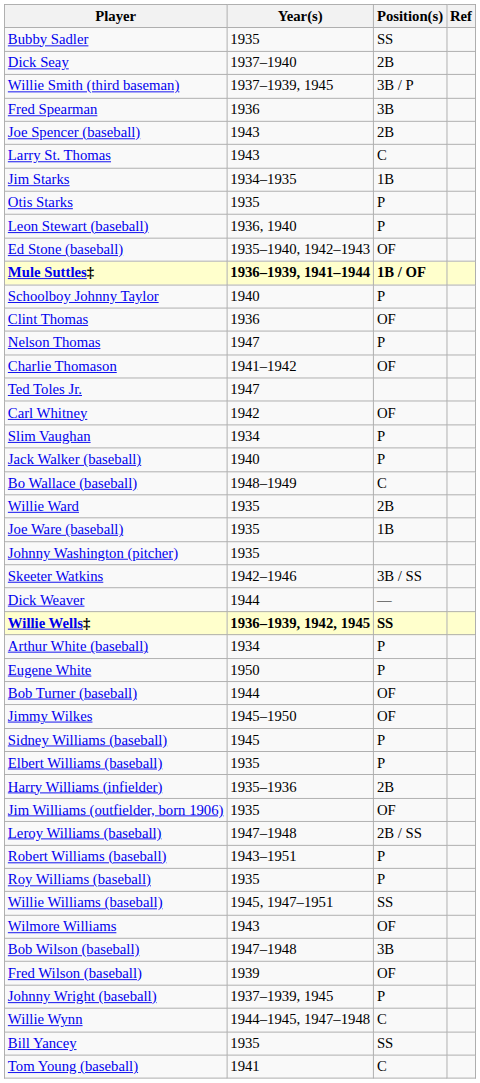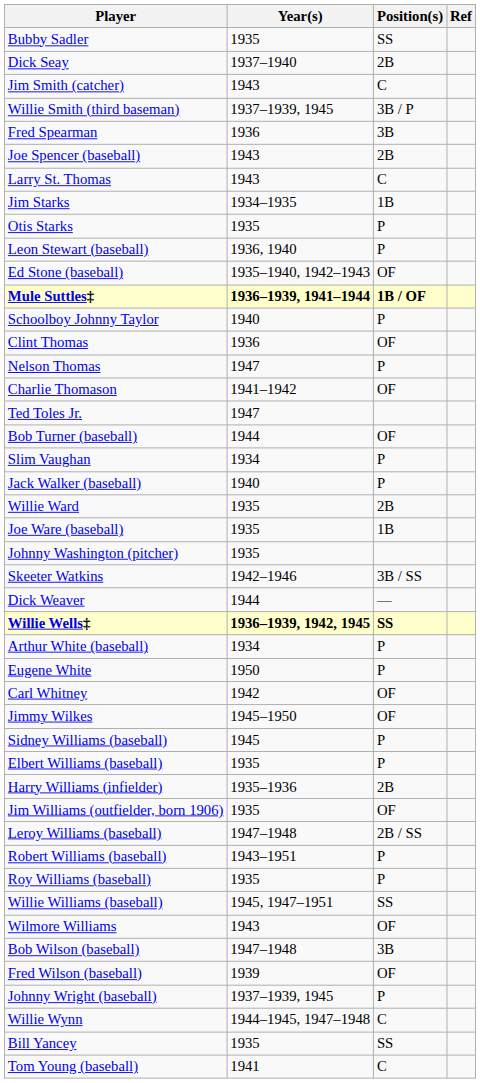+ row: (66, 86)
rows swapped: (72, 693) <-> (48, 413)
- row: (73, 483)
